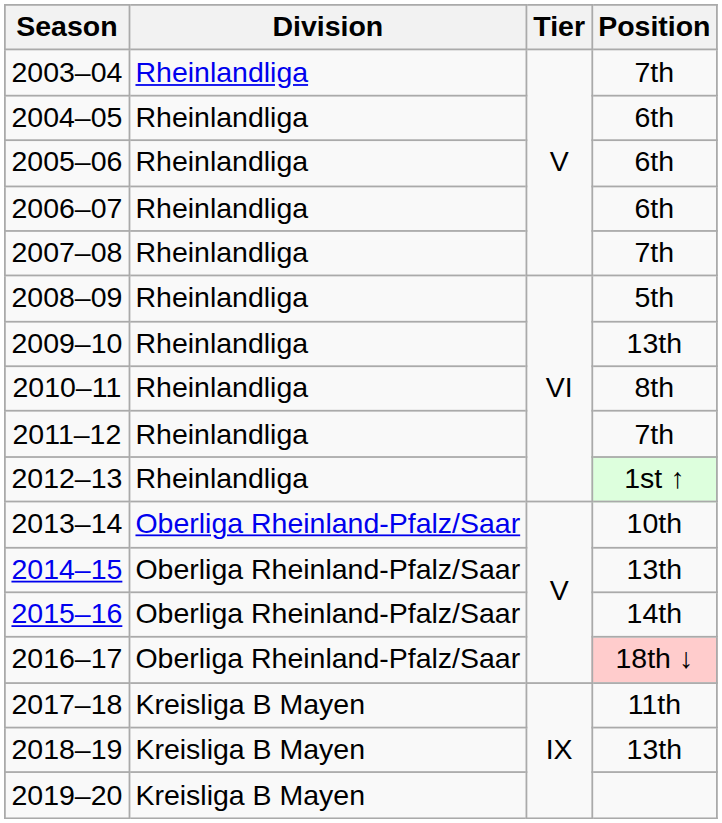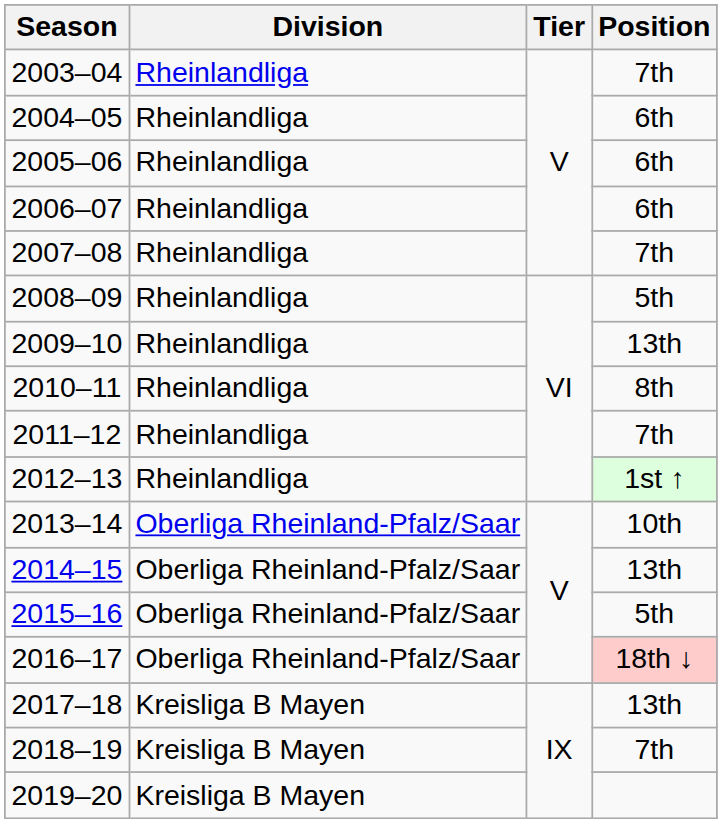(654, 614) 14th -> (654, 614) 5th
(654, 704) 11th -> (654, 704) 13th
(654, 749) 13th -> (654, 749) 7th
